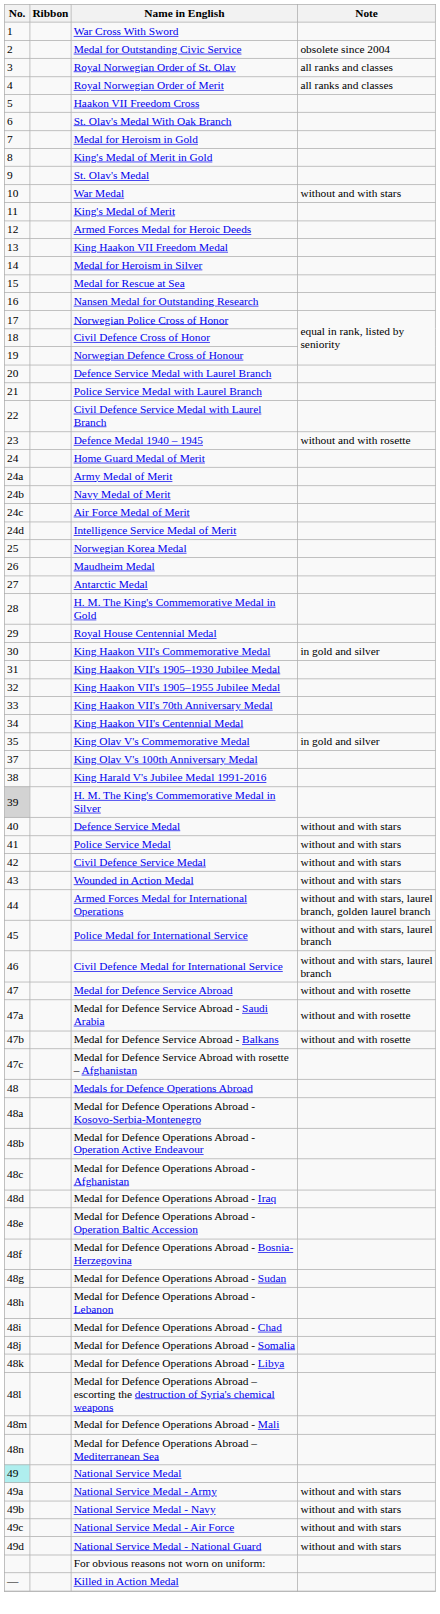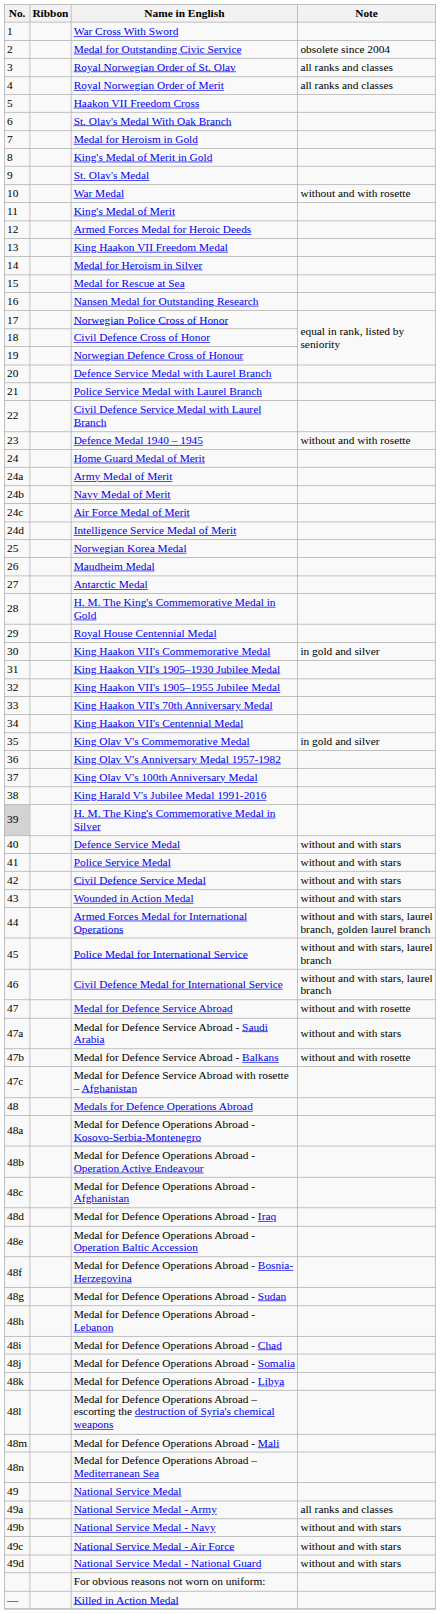(351, 193) without and with stars -> (355, 193) without and with rosette
+ row: (177, 759)
(355, 1015) without and with rosette -> (351, 1033) without and with stars
(13, 1473) paleturquoise background -> (13, 1491) no background
(351, 1491) without and with stars -> (347, 1509) all ranks and classes
